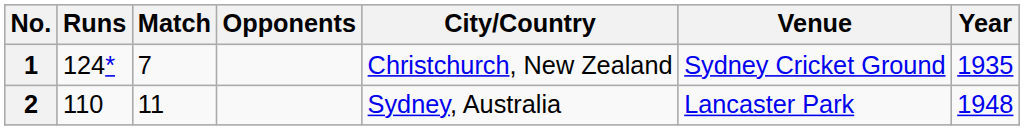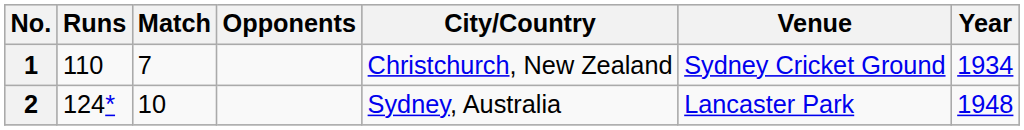(89, 64) 124* -> (83, 64) 110
(985, 64) 1935 -> (985, 64) 1934
(83, 104) 110 -> (89, 104) 124*
(151, 104) 11 -> (152, 104) 10
